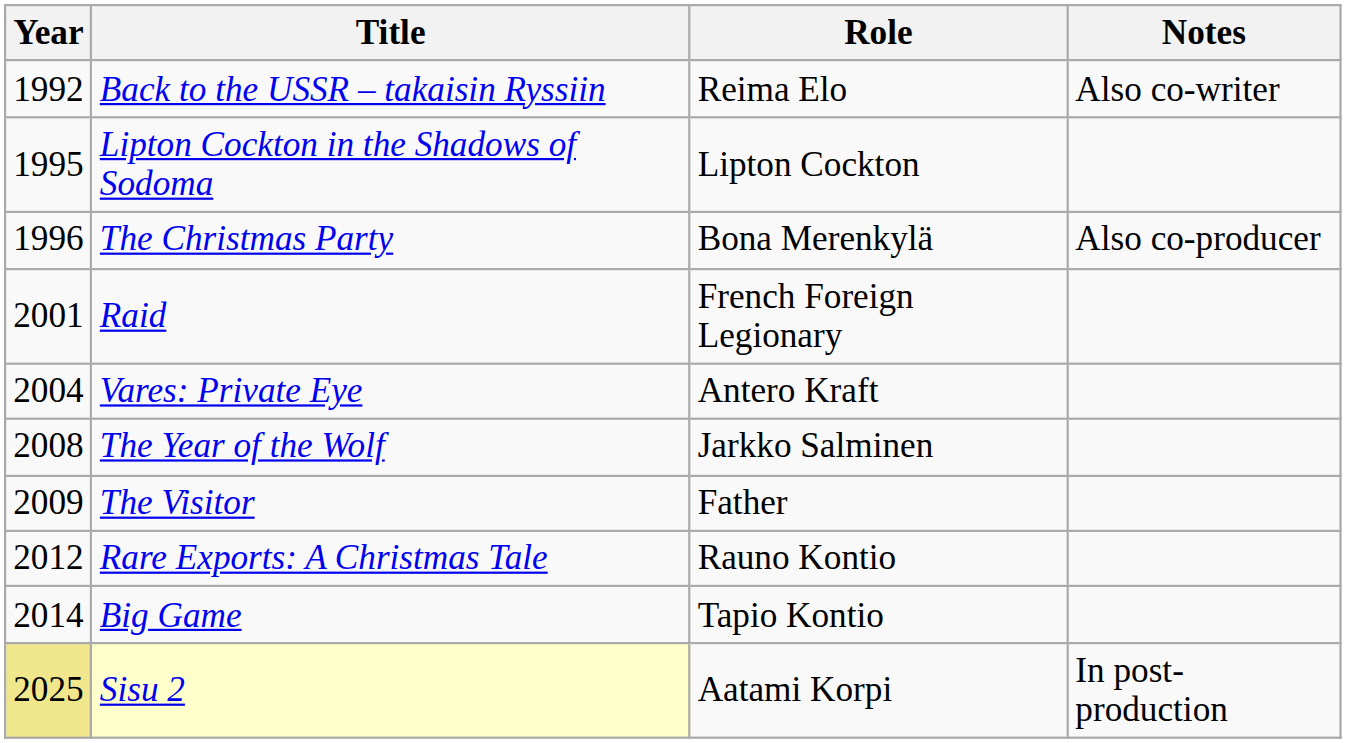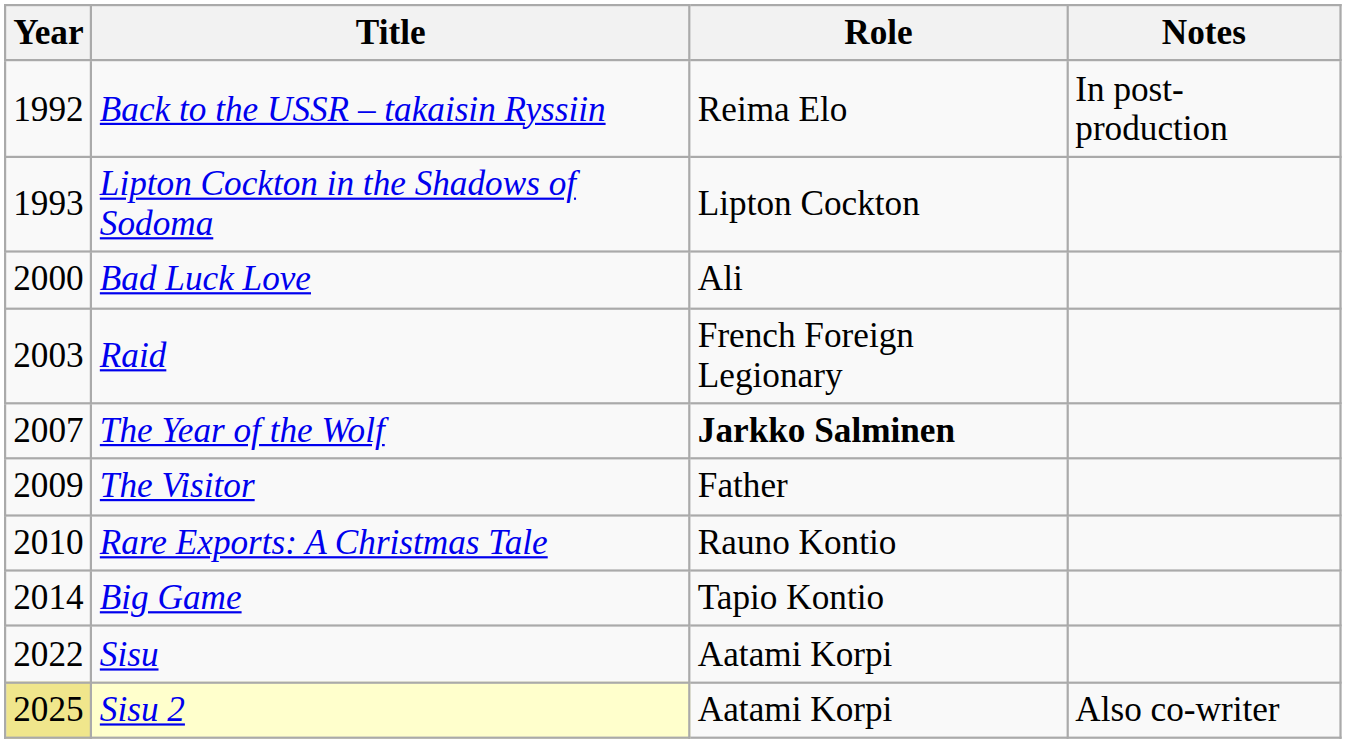(1177, 88) Also co-writer -> (1152, 108) In post-production
(48, 163) 1995 -> (48, 203) 1993
- row: (247, 239)
+ row: (205, 279)
(48, 315) 2001 -> (48, 354) 2003
- row: (231, 390)
(48, 446) 2008 -> (48, 430) 2007
(815, 446) normal -> (826, 430) bold
(48, 558) 2012 -> (48, 541) 2010
+ row: (129, 653)
(1152, 689) In post-production -> (1177, 709) Also co-writer
